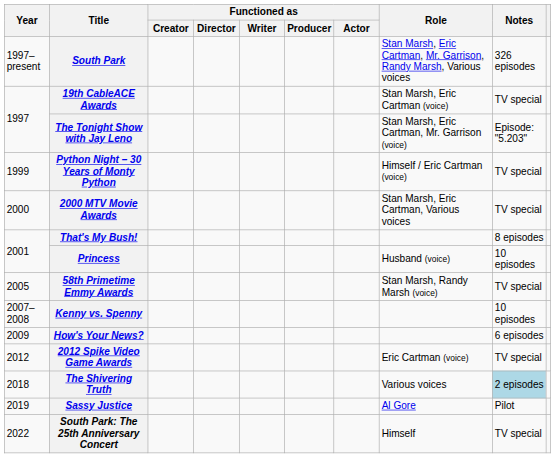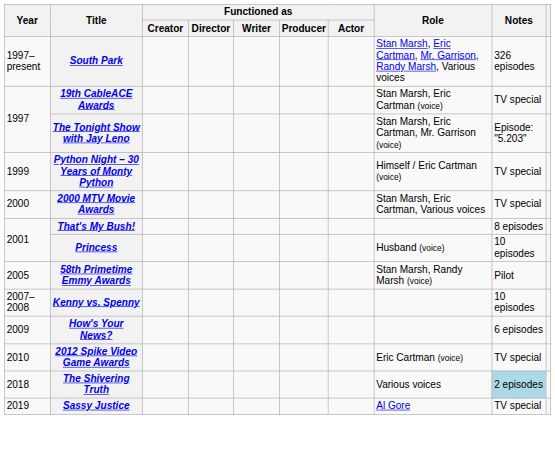(518, 286) TV special -> (504, 275) Pilot
(18, 357) 2012 -> (18, 357) 2010
(505, 406) Pilot -> (518, 406) TV special
- row: (99, 433)
